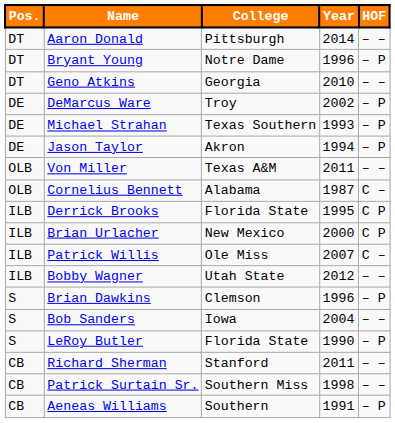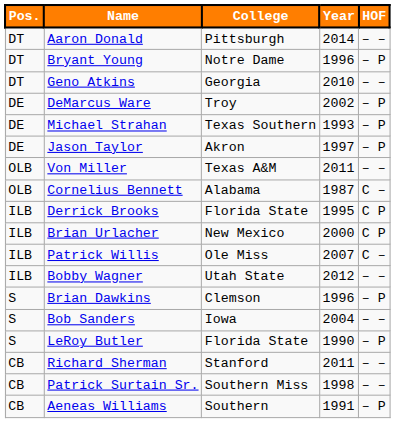(338, 147) 1994 -> (338, 147) 1997
